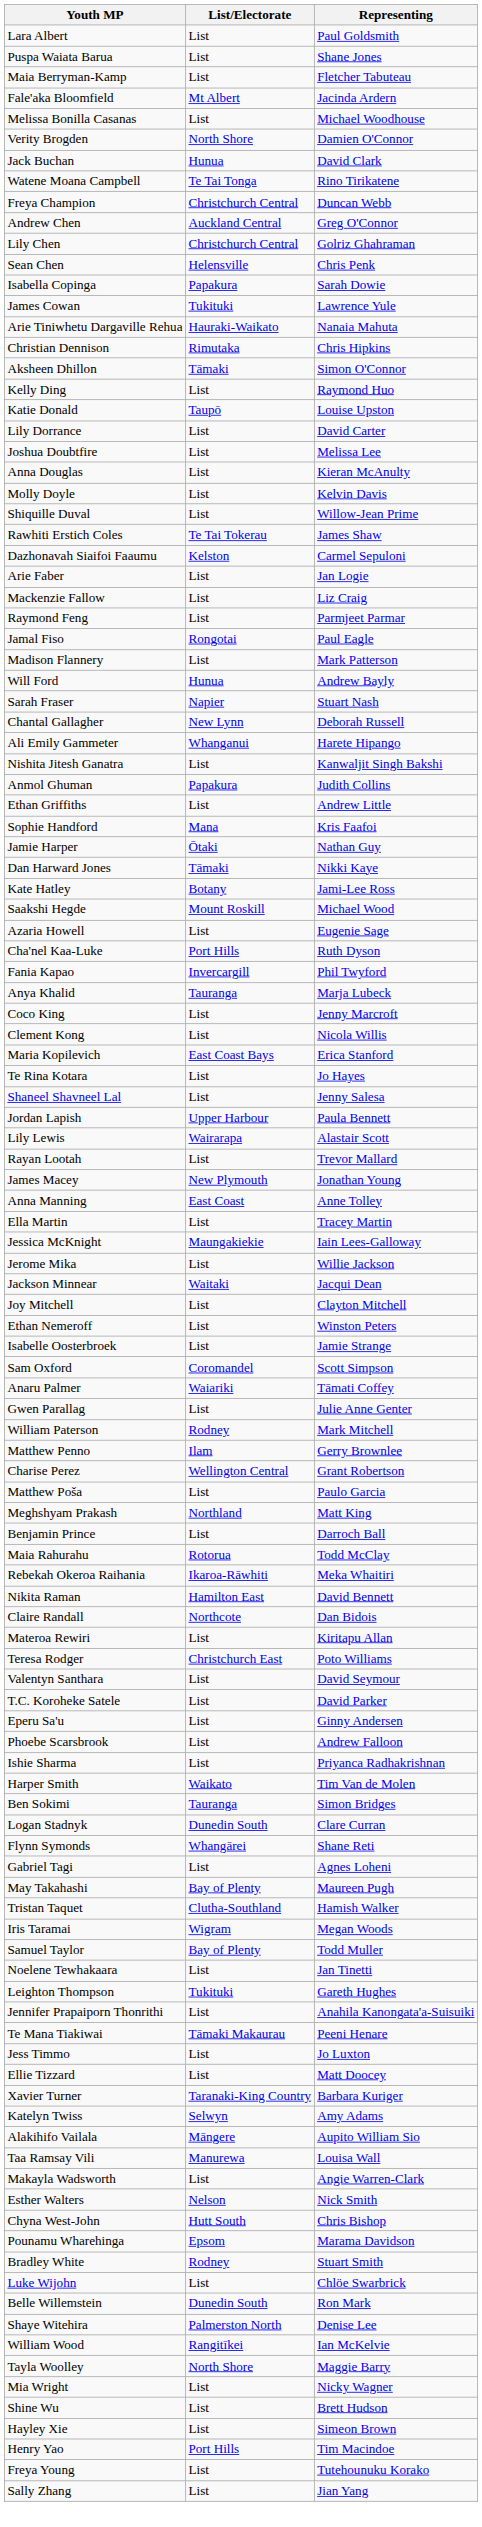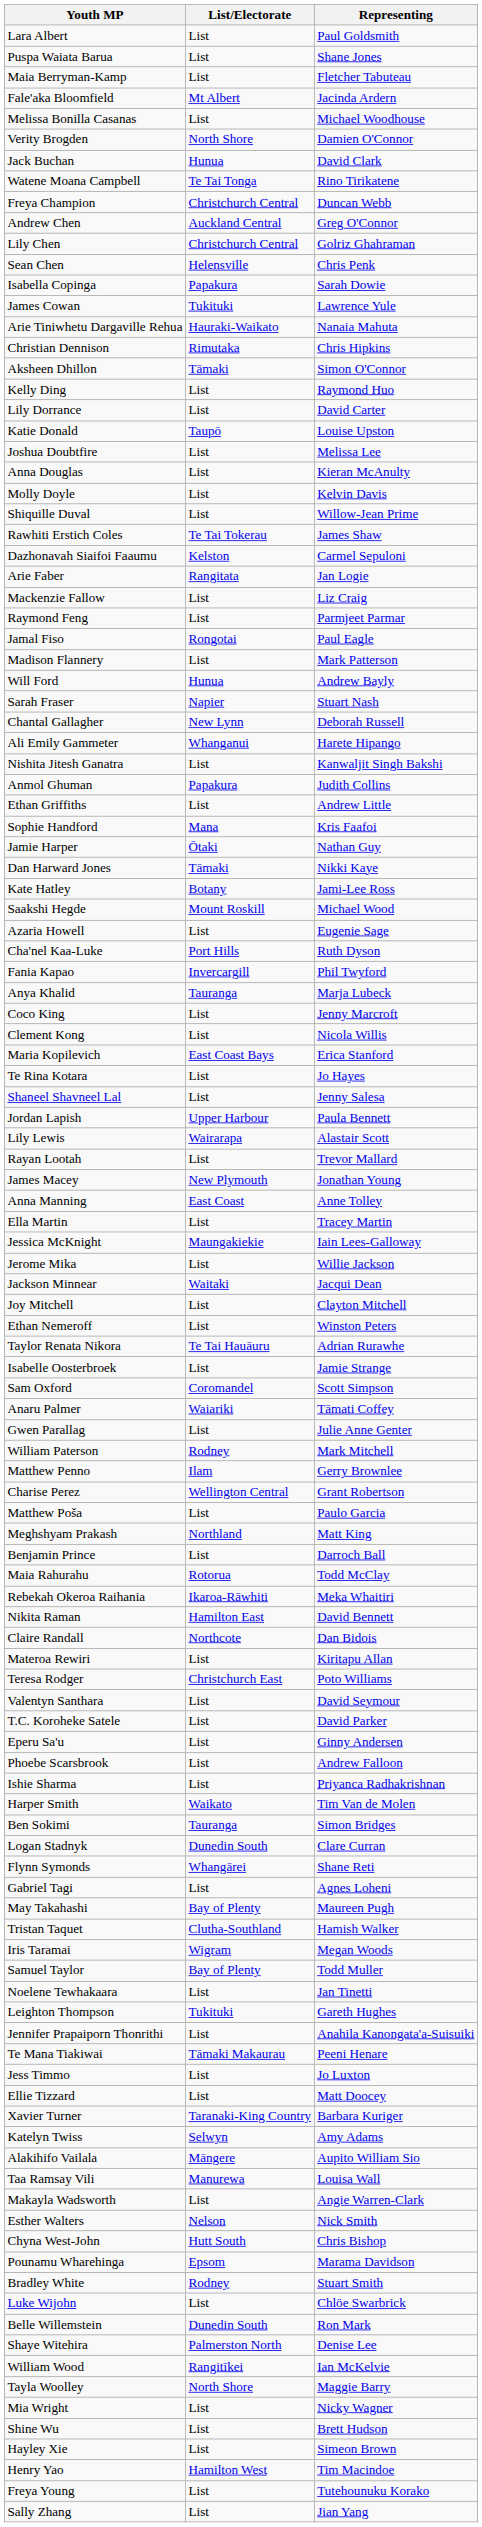rows swapped: (43, 410) <-> (44, 431)
(199, 576) List -> (214, 576) Rangitata
+ row: (64, 1346)
(214, 2449) Port Hills -> (228, 2470) Hamilton West
